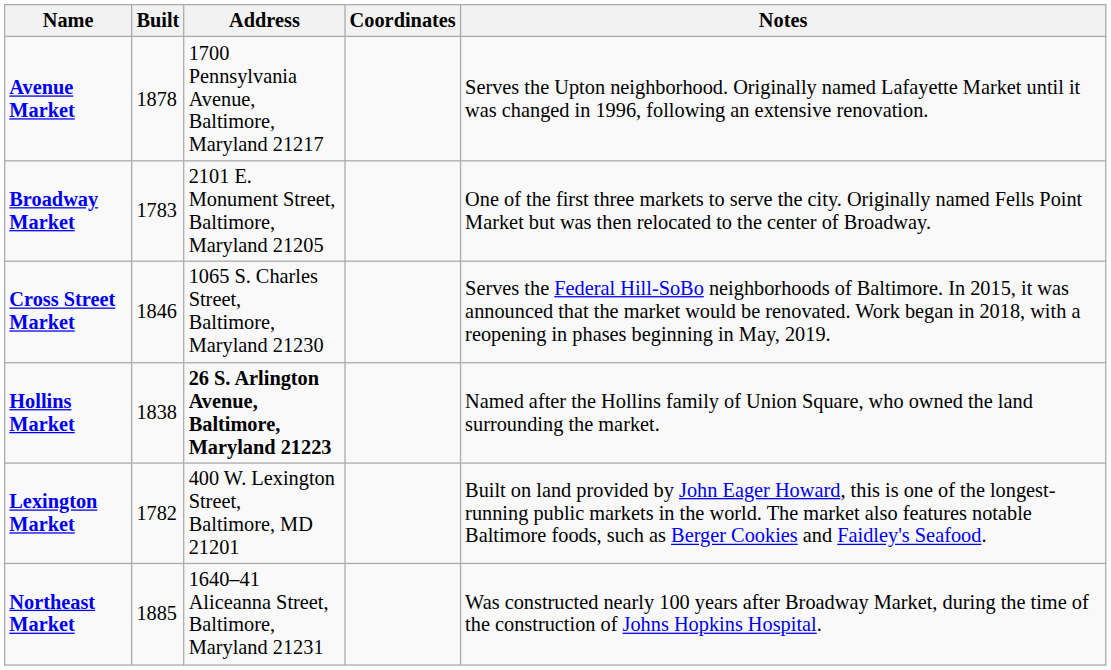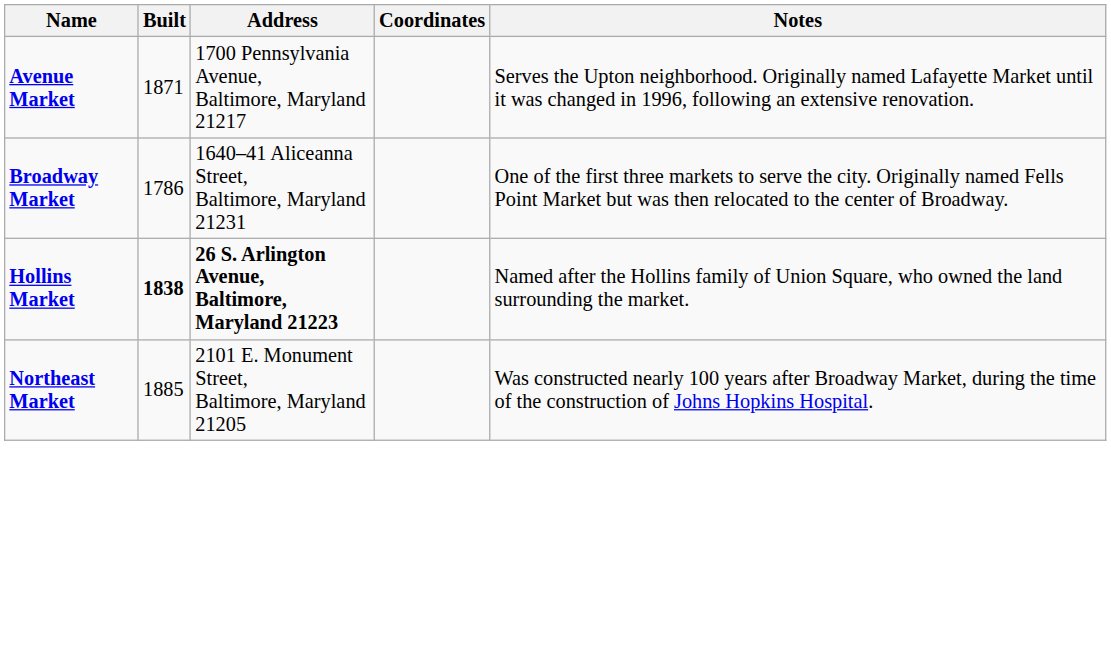(157, 98) 1878 -> (163, 87) 1871
(157, 210) 1783 -> (163, 187) 1786
(262, 210) 2101 E. Monument Street, Baltimore, Maryland 21205 -> (281, 187) 1640–41 Aliceanna Street, Baltimore, Maryland 21231
- row: (62, 311)
(157, 412) normal -> (163, 288) bold
- row: (53, 513)
(259, 614) 1640–41 Aliceanna Street, Baltimore, Maryland 21231 -> (281, 389) 2101 E. Monument Street, Baltimore, Maryland 21205
